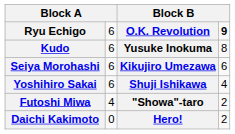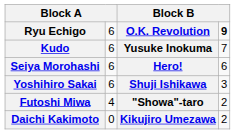(224, 48) 8 -> (224, 48) 7
(168, 66) Kikujiro Umezawa -> (168, 66) Hero!
(224, 84) 4 -> (224, 84) 3
(168, 119) Hero! -> (168, 119) Kikujiro Umezawa
